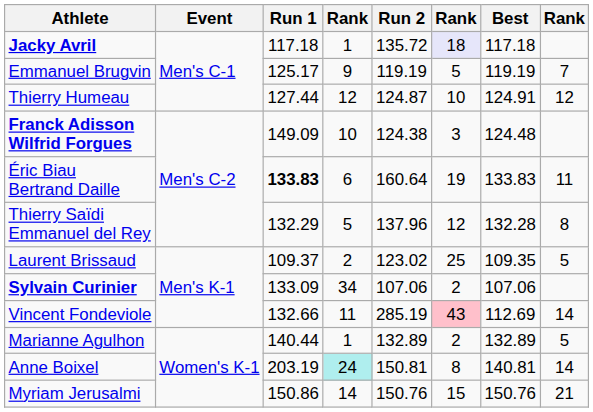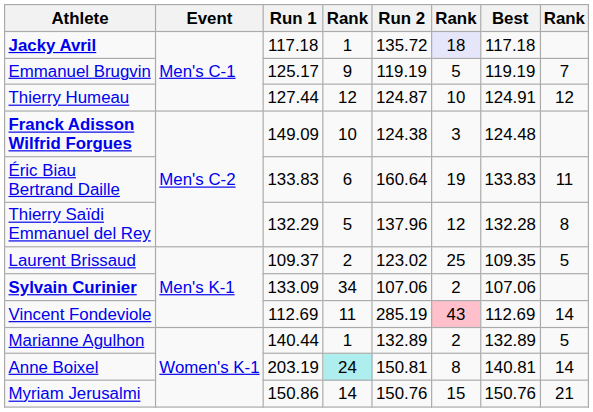(293, 179) bold -> (293, 179) normal
(293, 314) 132.66 -> (293, 314) 112.69
